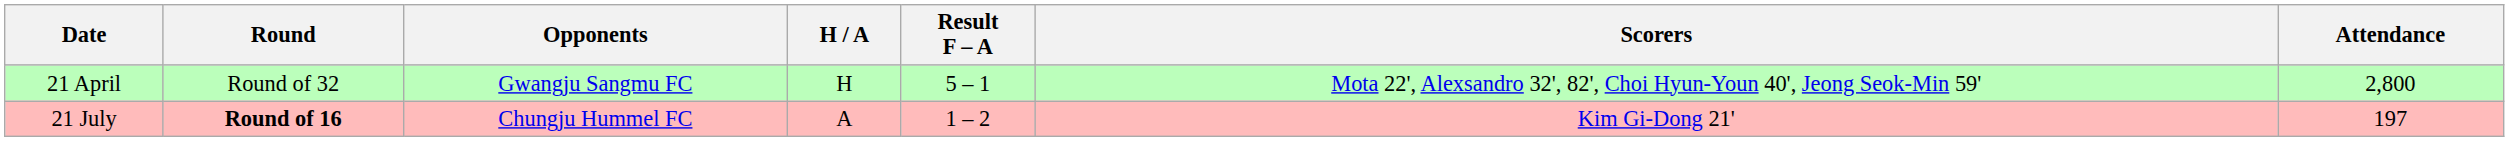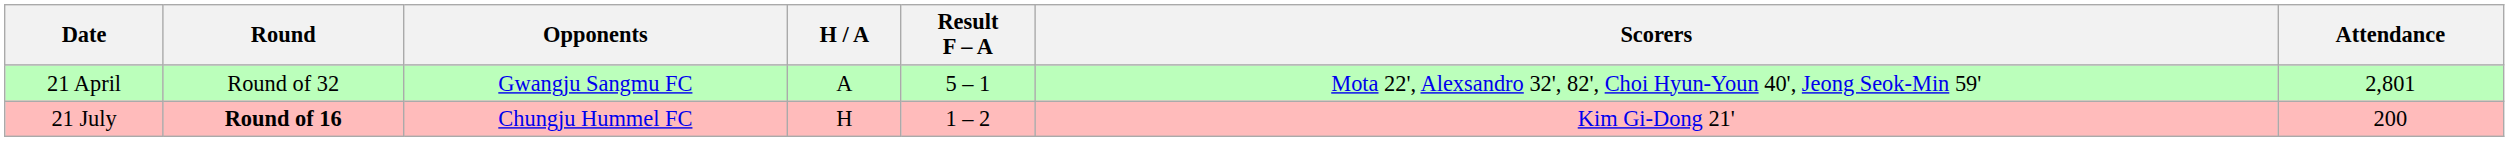(844, 82) H -> (844, 82) A
(2390, 82) 2,800 -> (2390, 82) 2,801
(844, 118) A -> (844, 118) H
(2390, 118) 197 -> (2390, 118) 200
